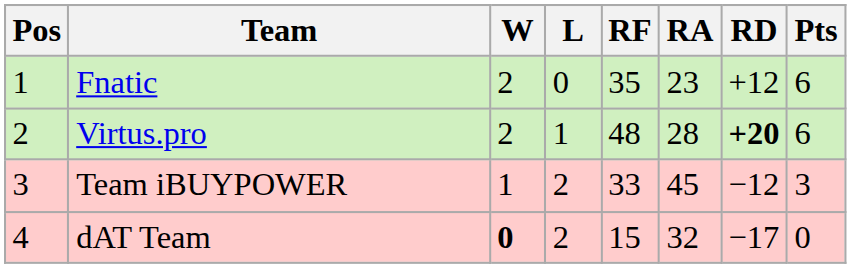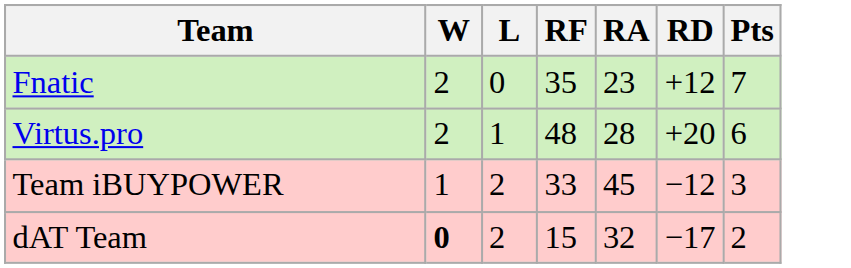- column: (37, 30)
(803, 81) 6 -> (739, 81) 7
(754, 133) bold -> (690, 133) normal
(803, 236) 0 -> (739, 236) 2
